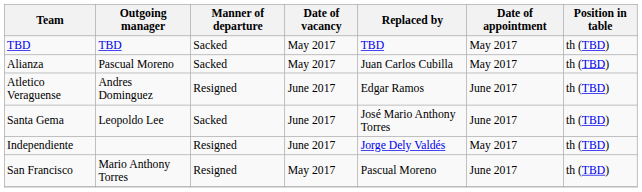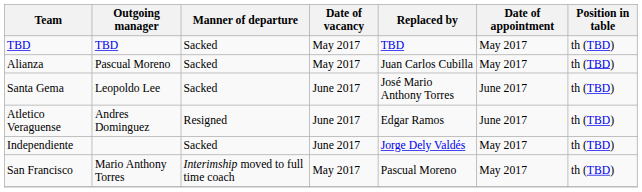rows swapped: (34, 89) <-> (35, 120)
(215, 145) Resigned -> (200, 145) Sacked
(215, 170) Resigned -> (243, 170) Interimship moved to full time coach
(493, 170) June 2017 -> (503, 170) May 2017
